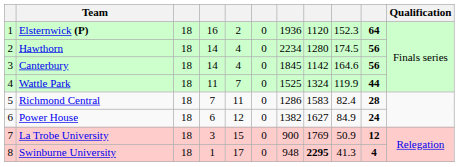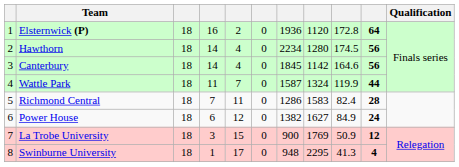(346, 30) 152.3 -> (346, 30) 172.8
(290, 83) 1525 -> (290, 83) 1587
(318, 153) bold -> (318, 153) normal
